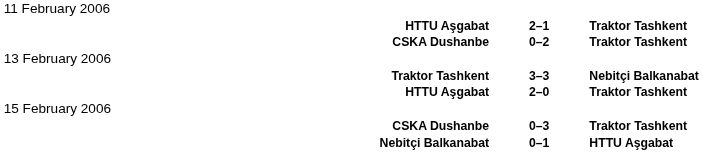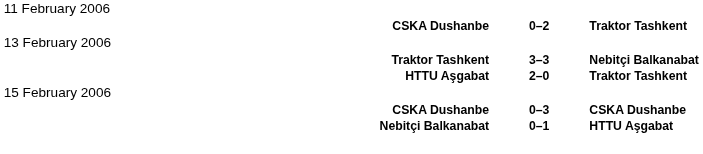- row: (447, 26)
(638, 126) Traktor Tashkent -> (638, 110) CSKA Dushanbe
